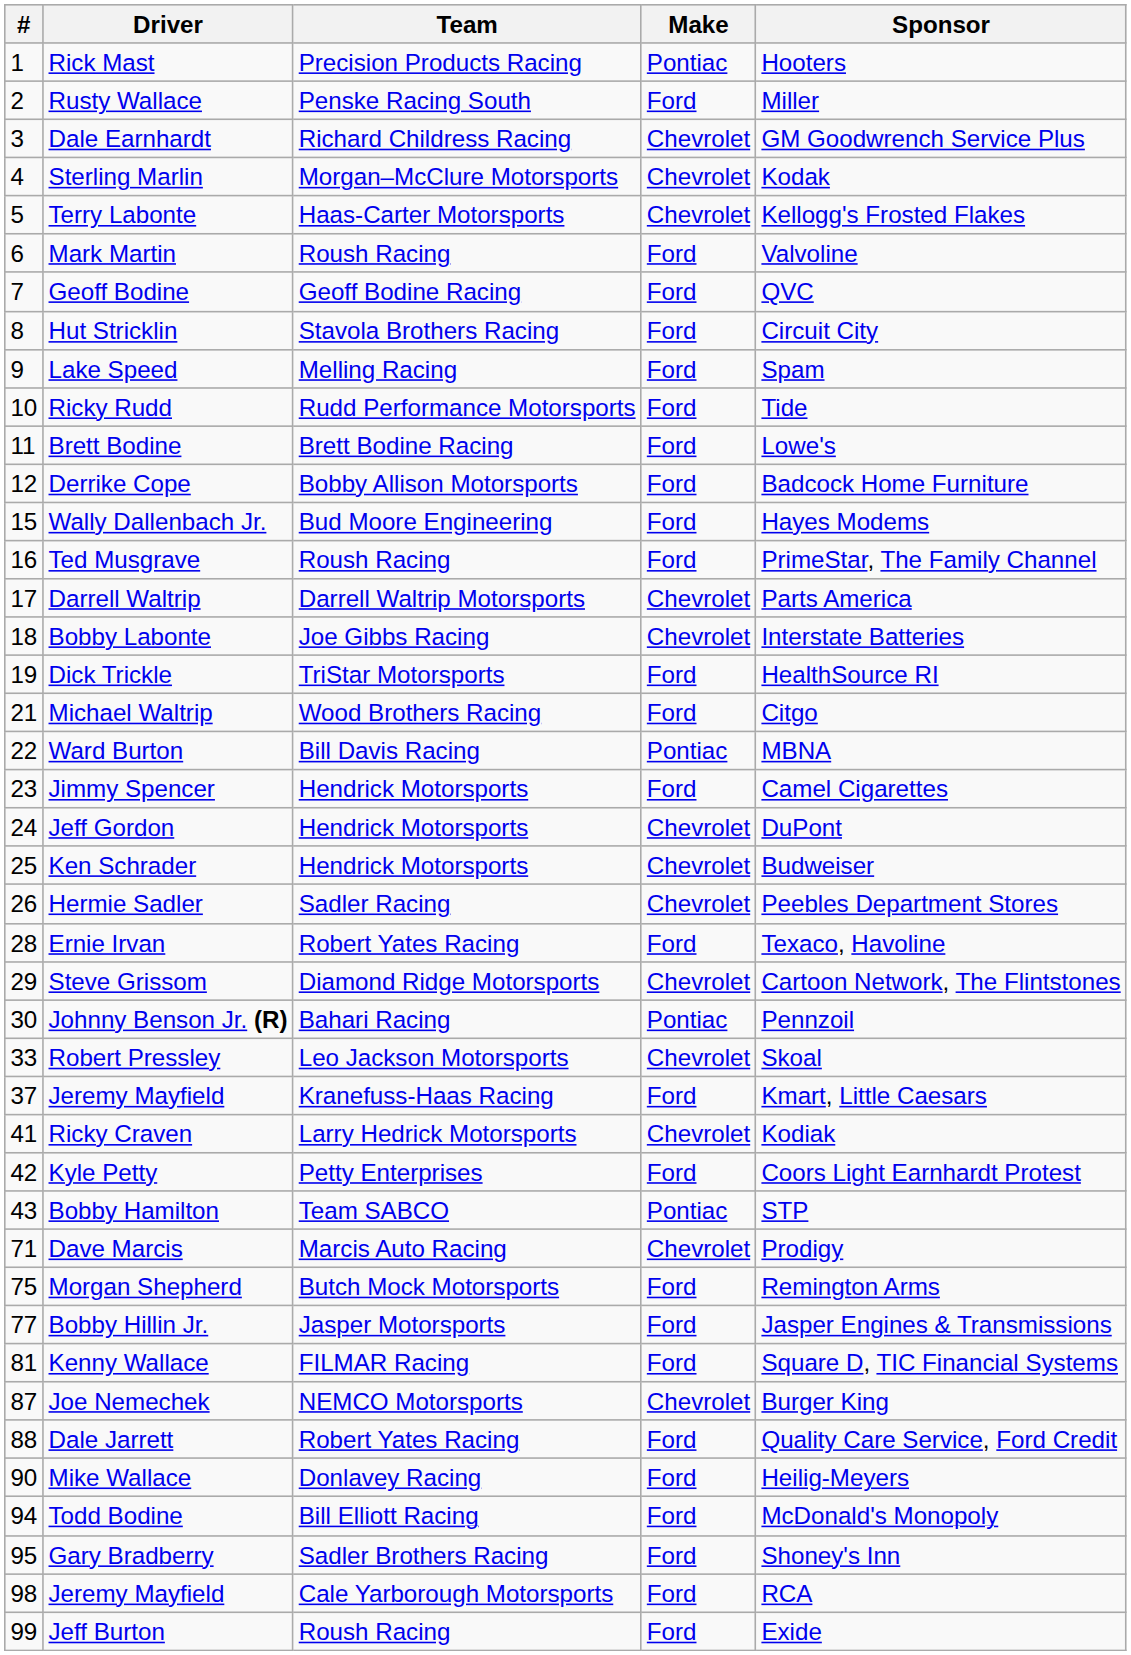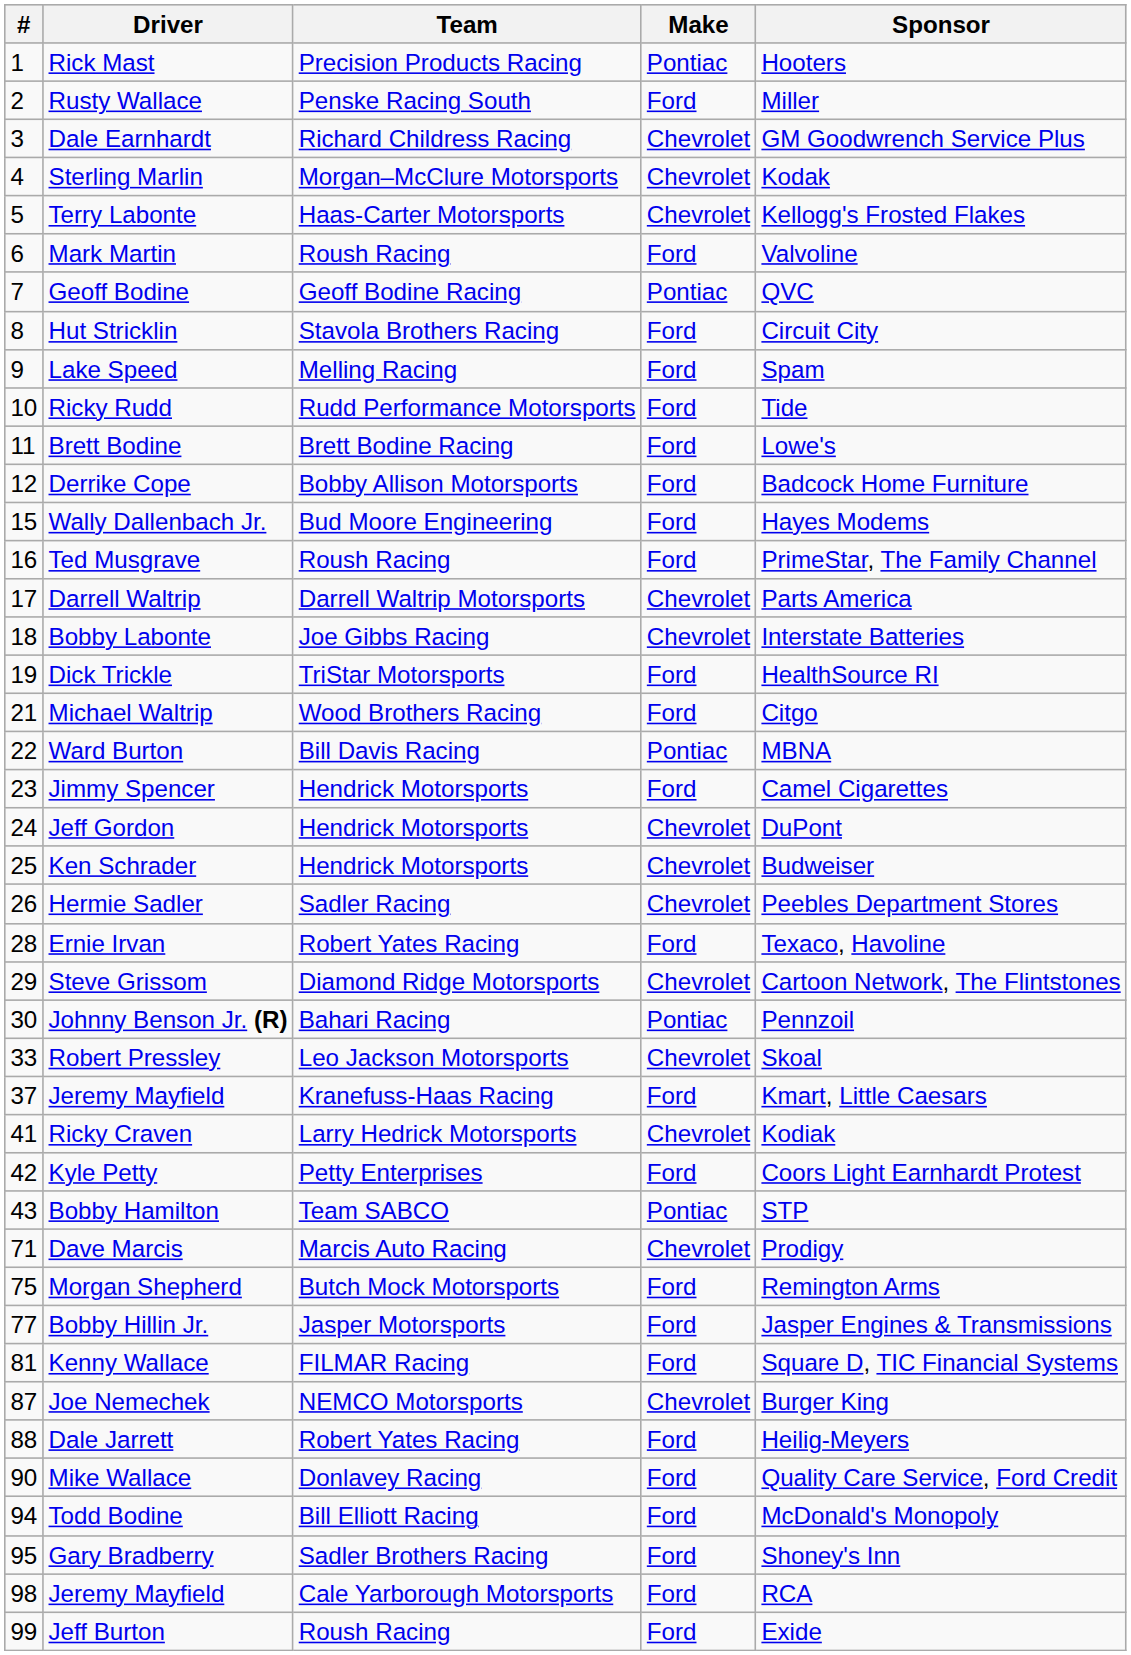(672, 292) Ford -> (687, 292) Pontiac
(939, 1440) Quality Care Service, Ford Credit -> (835, 1440) Heilig-Meyers
(835, 1478) Heilig-Meyers -> (939, 1478) Quality Care Service, Ford Credit
